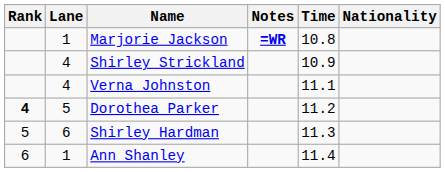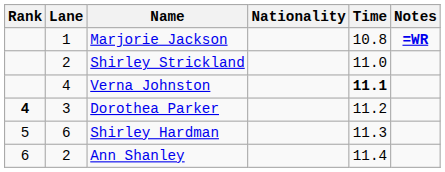columns swapped: (390, 16) <-> (273, 16)
(66, 63) 4 -> (66, 63) 2
(318, 63) 10.9 -> (370, 63) 11.0
(318, 86) normal -> (370, 86) bold
(66, 109) 5 -> (66, 109) 3
(66, 156) 1 -> (66, 156) 2
